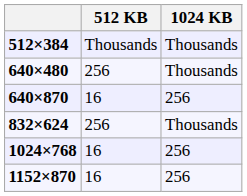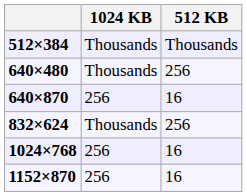columns swapped: (121, 17) <-> (201, 17)
